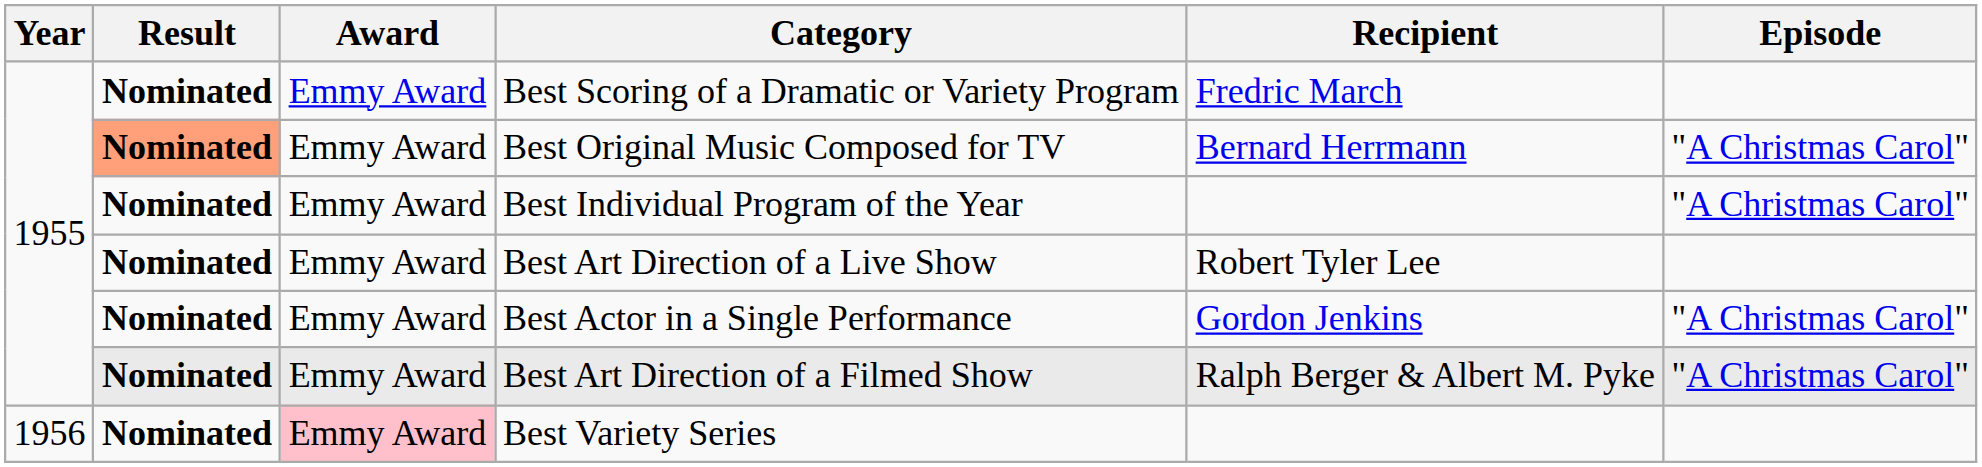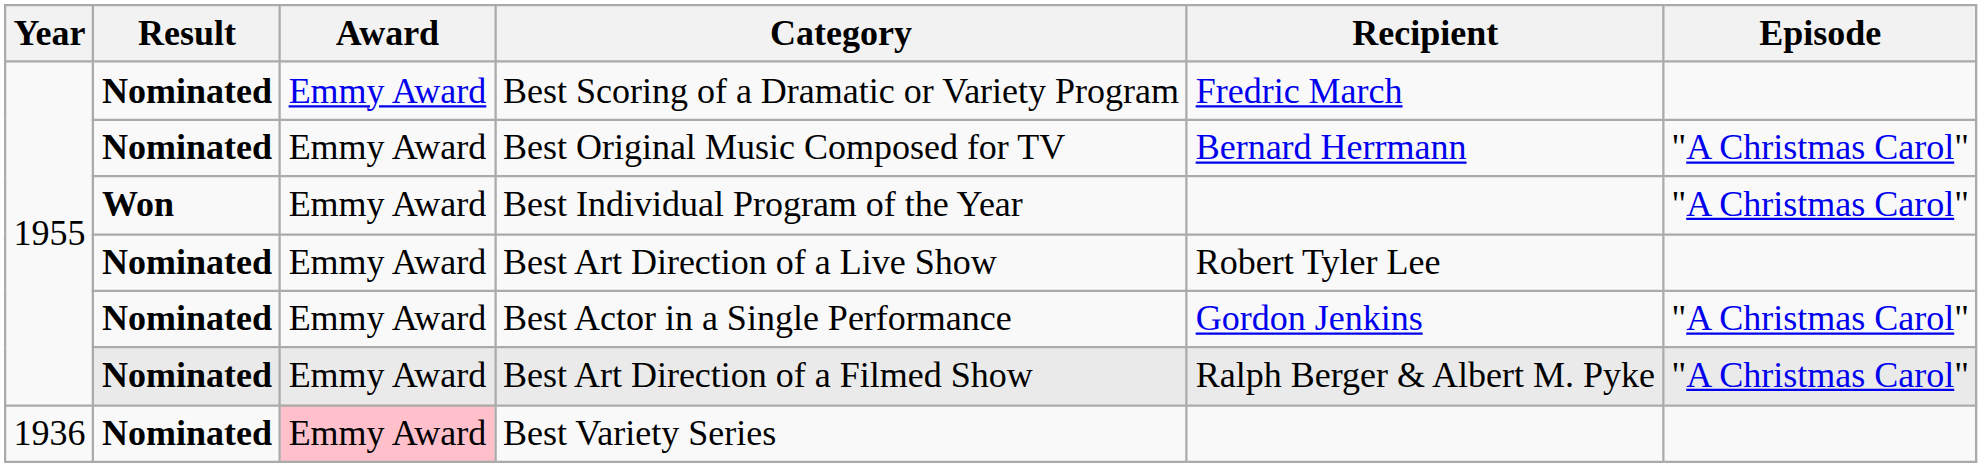(187, 147) lightsalmon background -> (187, 147) no background
(187, 204) Nominated -> (138, 204) Won
(49, 432) 1956 -> (49, 432) 1936
